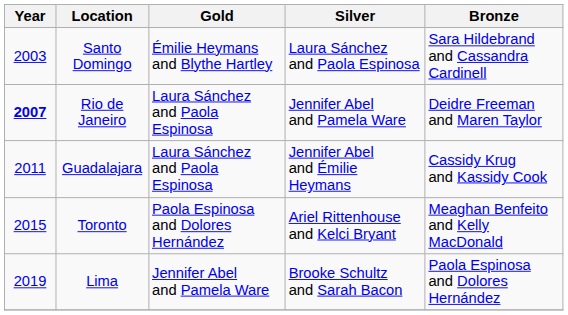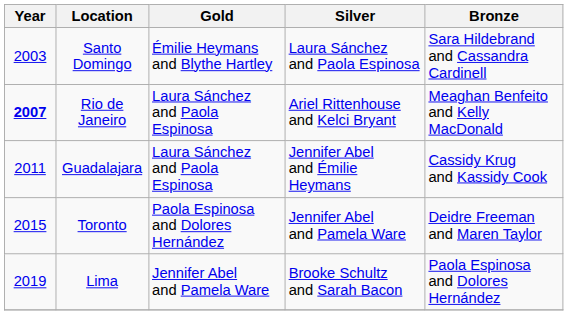(347, 112) Jennifer Abel and Pamela Ware -> (345, 112) Ariel Rittenhouse and Kelci Bryant
(485, 112) Deidre Freeman and Maren Taylor -> (488, 112) Meaghan Benfeito and Kelly MacDonald
(345, 225) Ariel Rittenhouse and Kelci Bryant -> (347, 225) Jennifer Abel and Pamela Ware
(488, 225) Meaghan Benfeito and Kelly MacDonald -> (485, 225) Deidre Freeman and Maren Taylor
